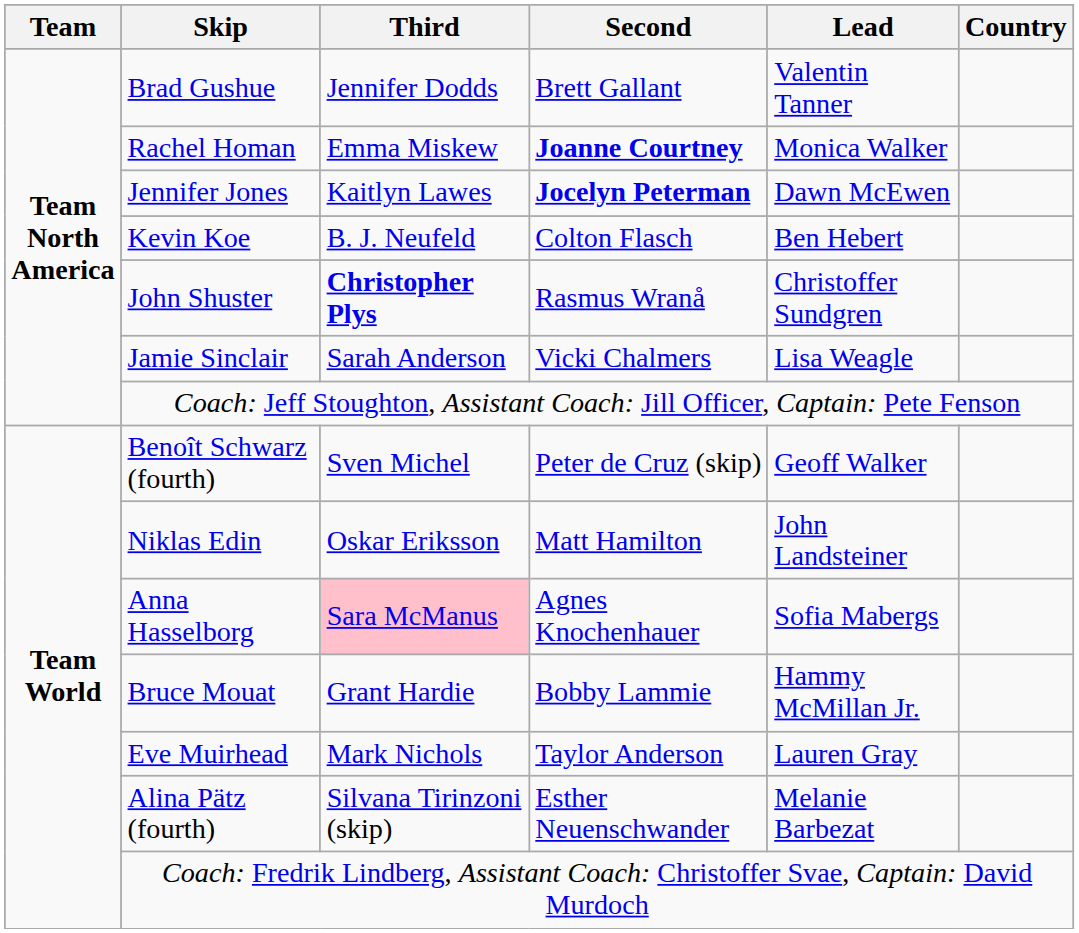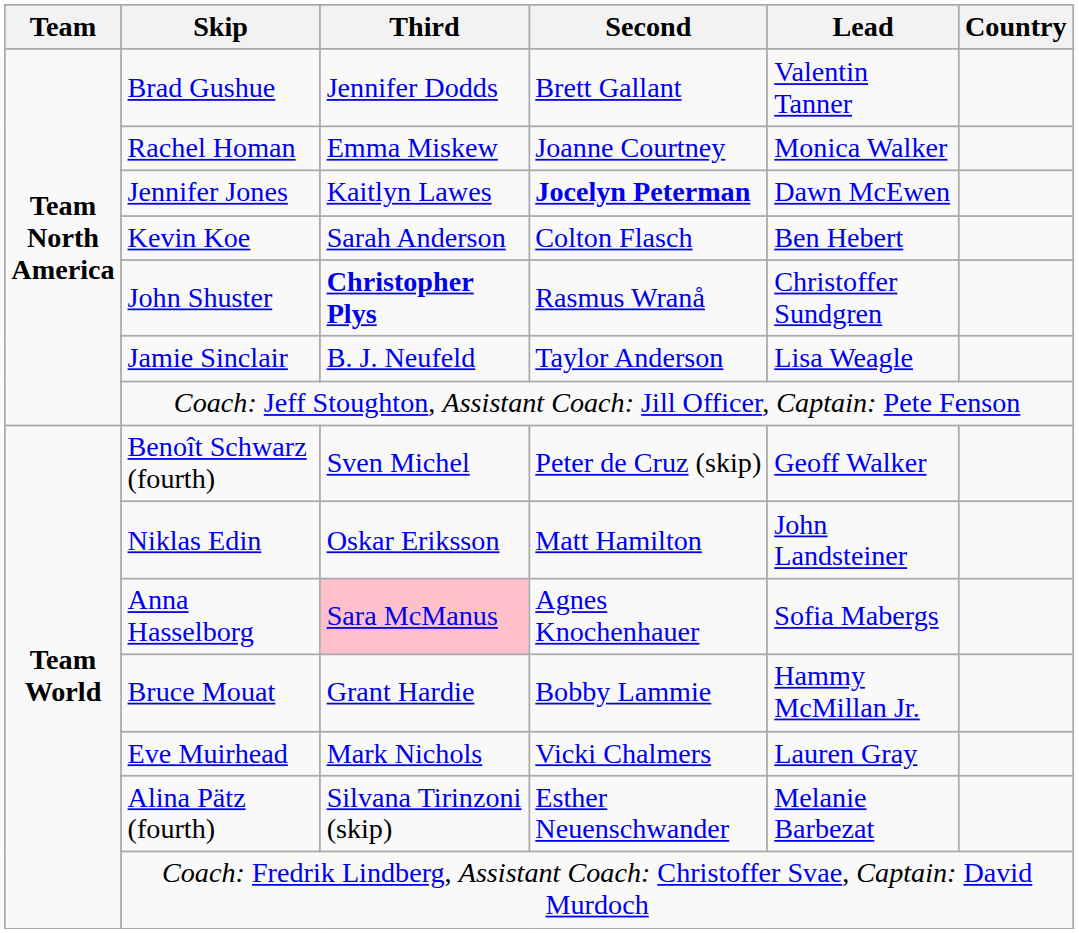(639, 147) bold -> (630, 147) normal
(401, 237) B. J. Neufeld -> (416, 237) Sarah Anderson
(416, 358) Sarah Anderson -> (401, 358) B. J. Neufeld
(623, 358) Vicki Chalmers -> (629, 358) Taylor Anderson
(629, 752) Taylor Anderson -> (623, 752) Vicki Chalmers
